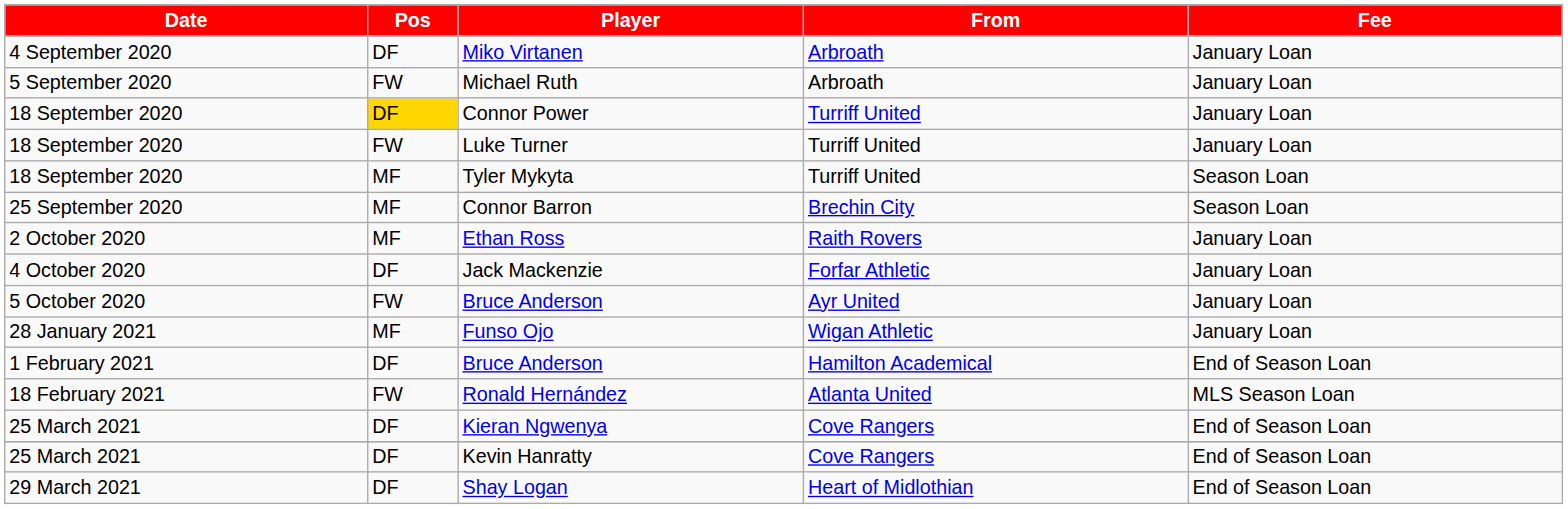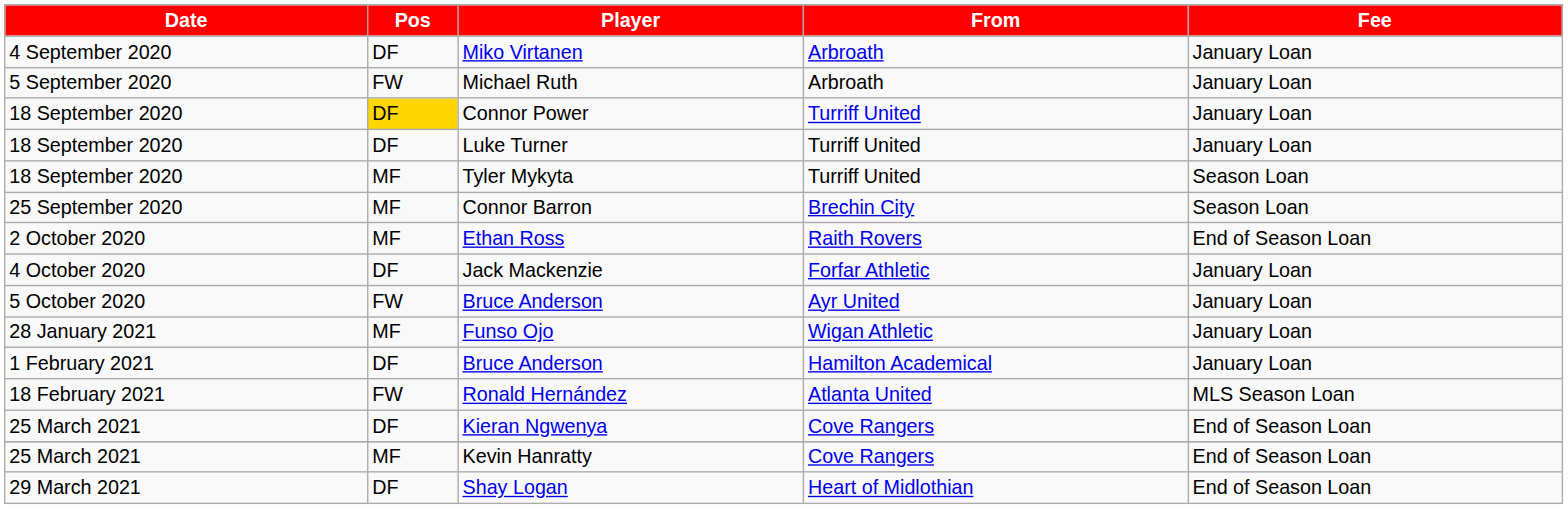(388, 145) FW -> (385, 145) DF
(1252, 239) January Loan -> (1282, 239) End of Season Loan
(1282, 364) End of Season Loan -> (1252, 364) January Loan
(385, 457) DF -> (386, 457) MF
